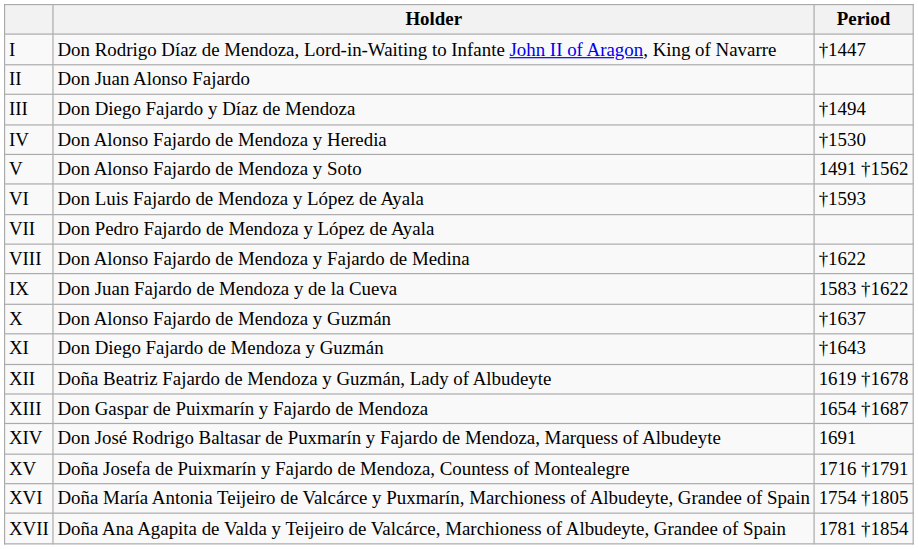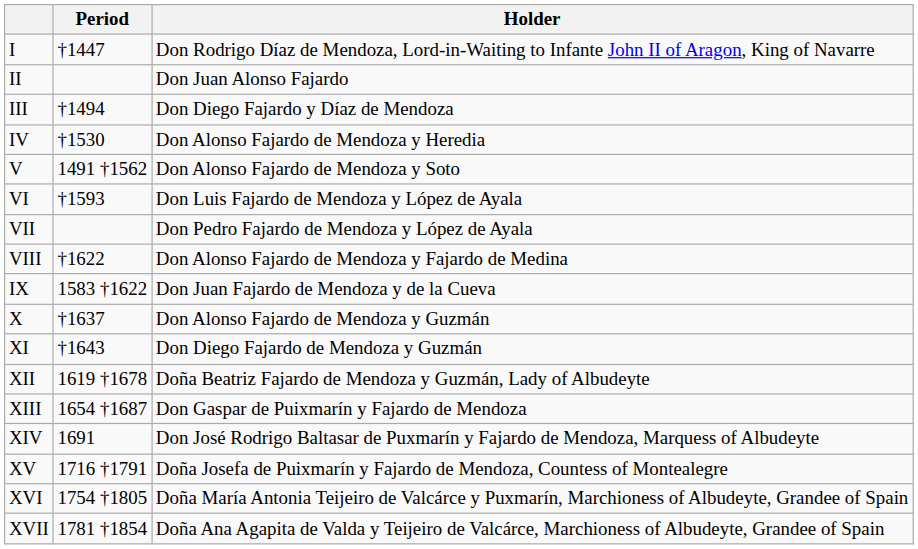columns swapped: (434, 19) <-> (863, 19)
